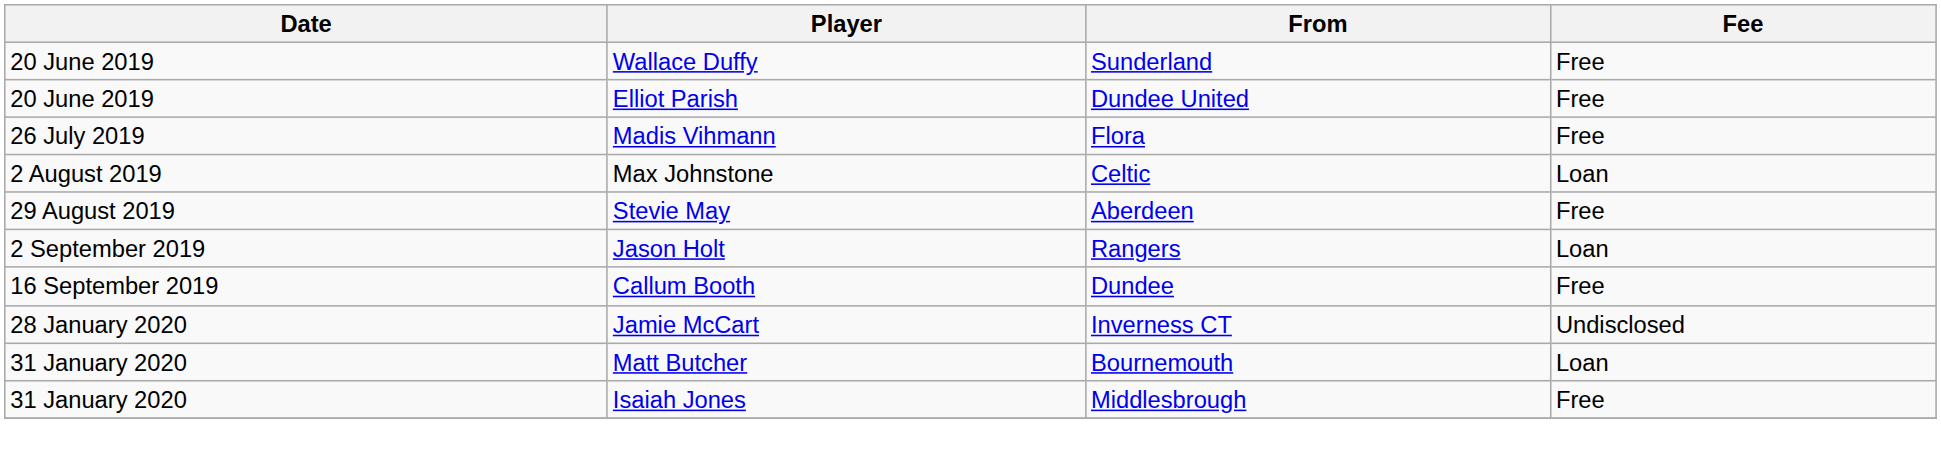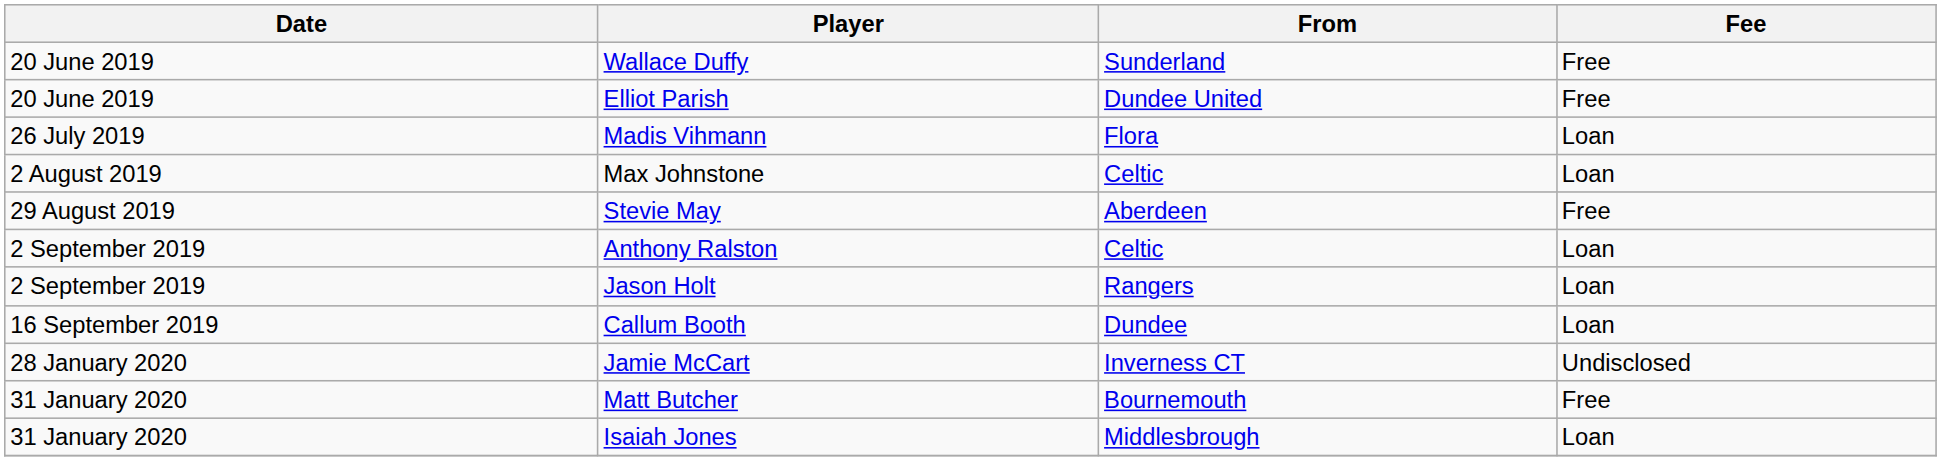(1580, 136) Free -> (1588, 136) Loan
+ row: (691, 249)
(1580, 286) Free -> (1588, 324) Loan
(1582, 362) Loan -> (1586, 399) Free
(1580, 399) Free -> (1588, 437) Loan
